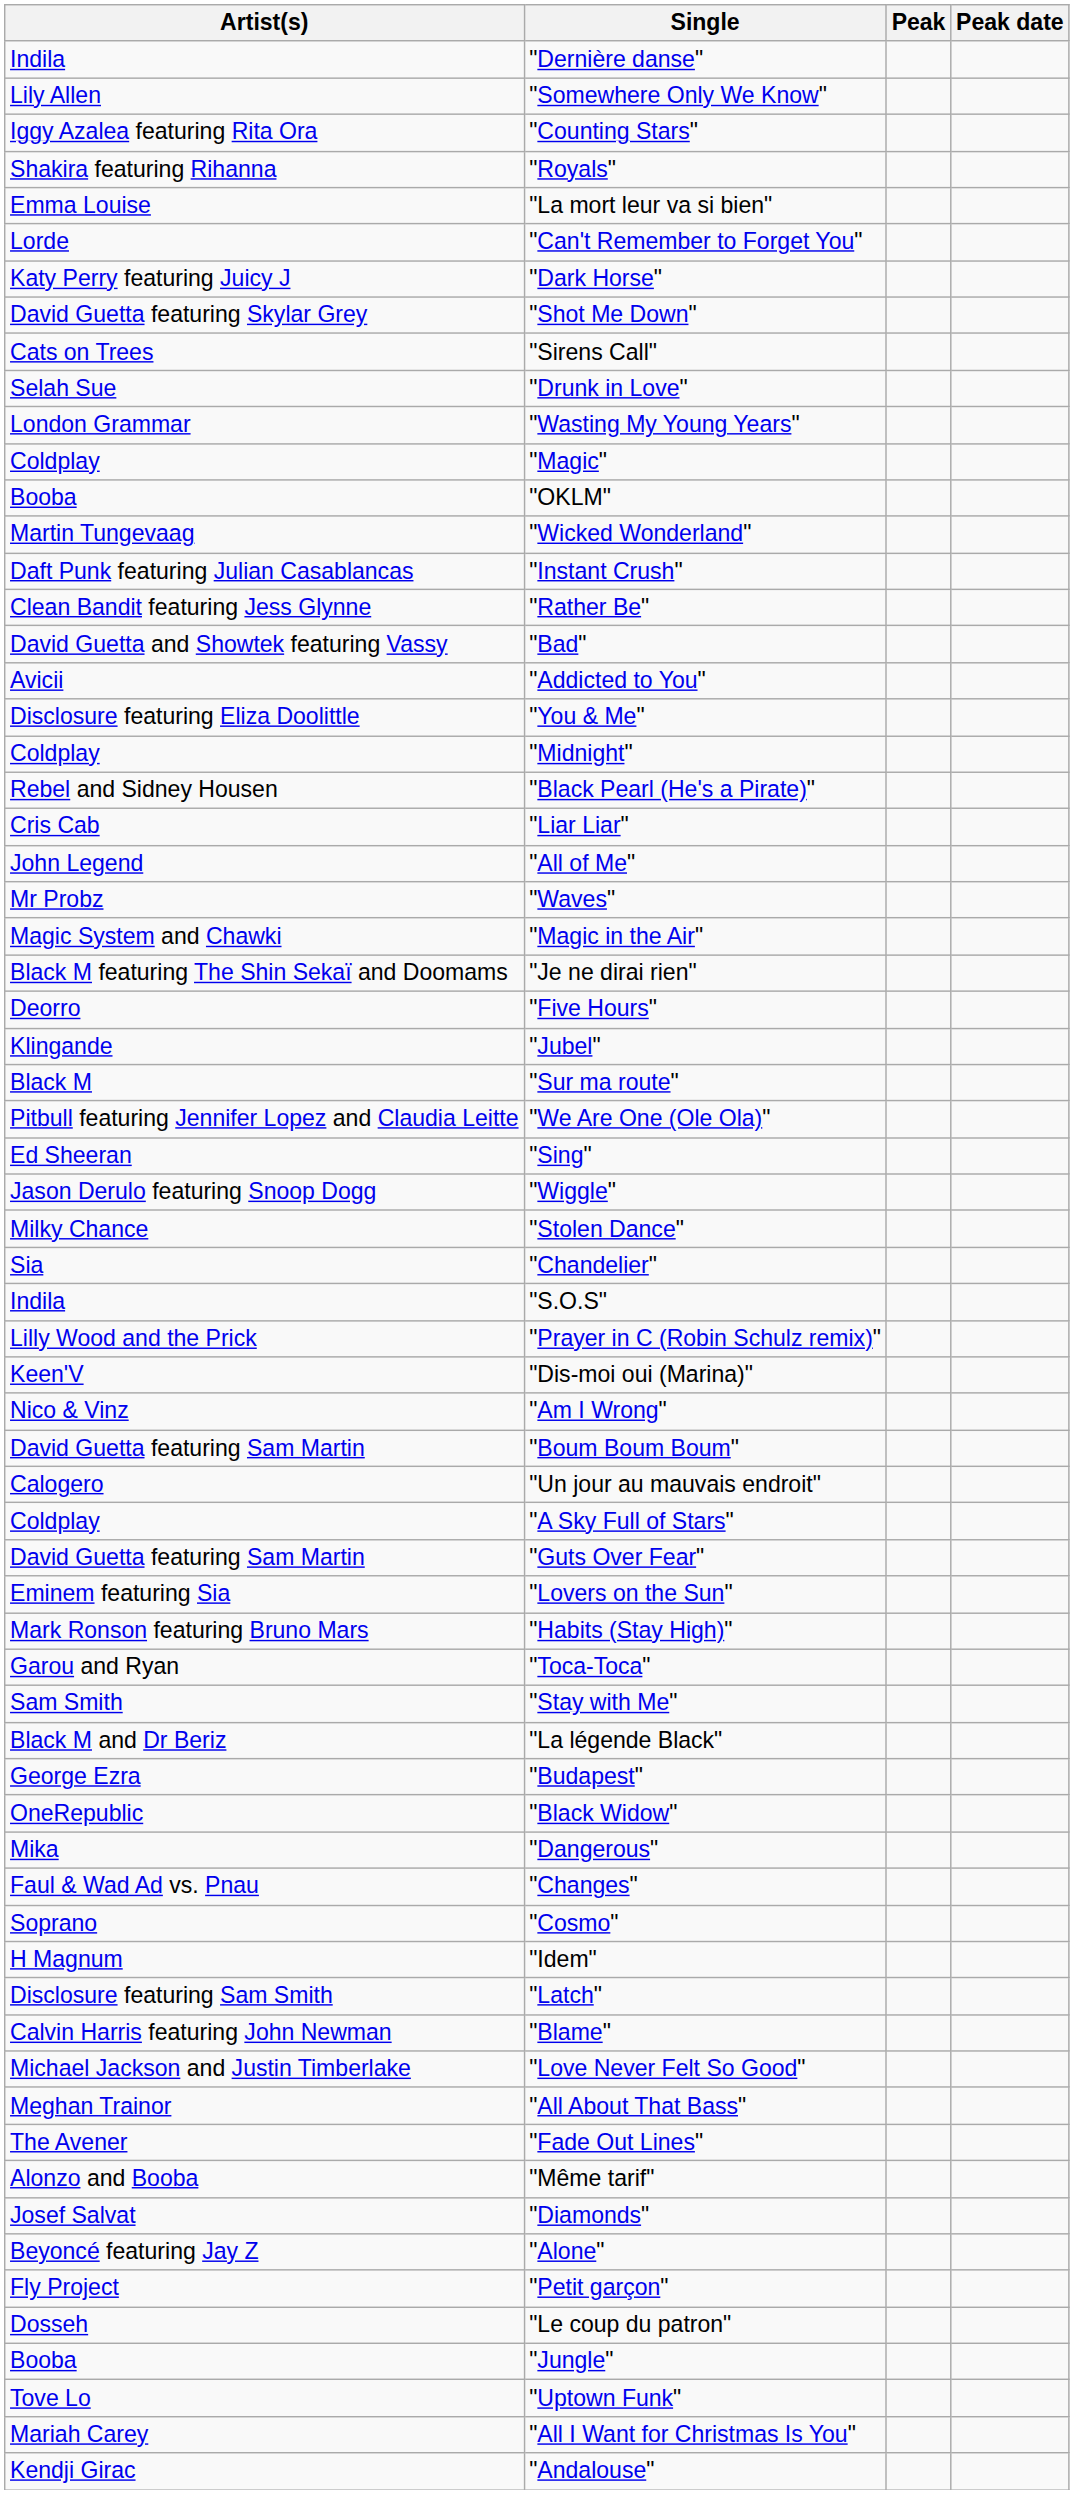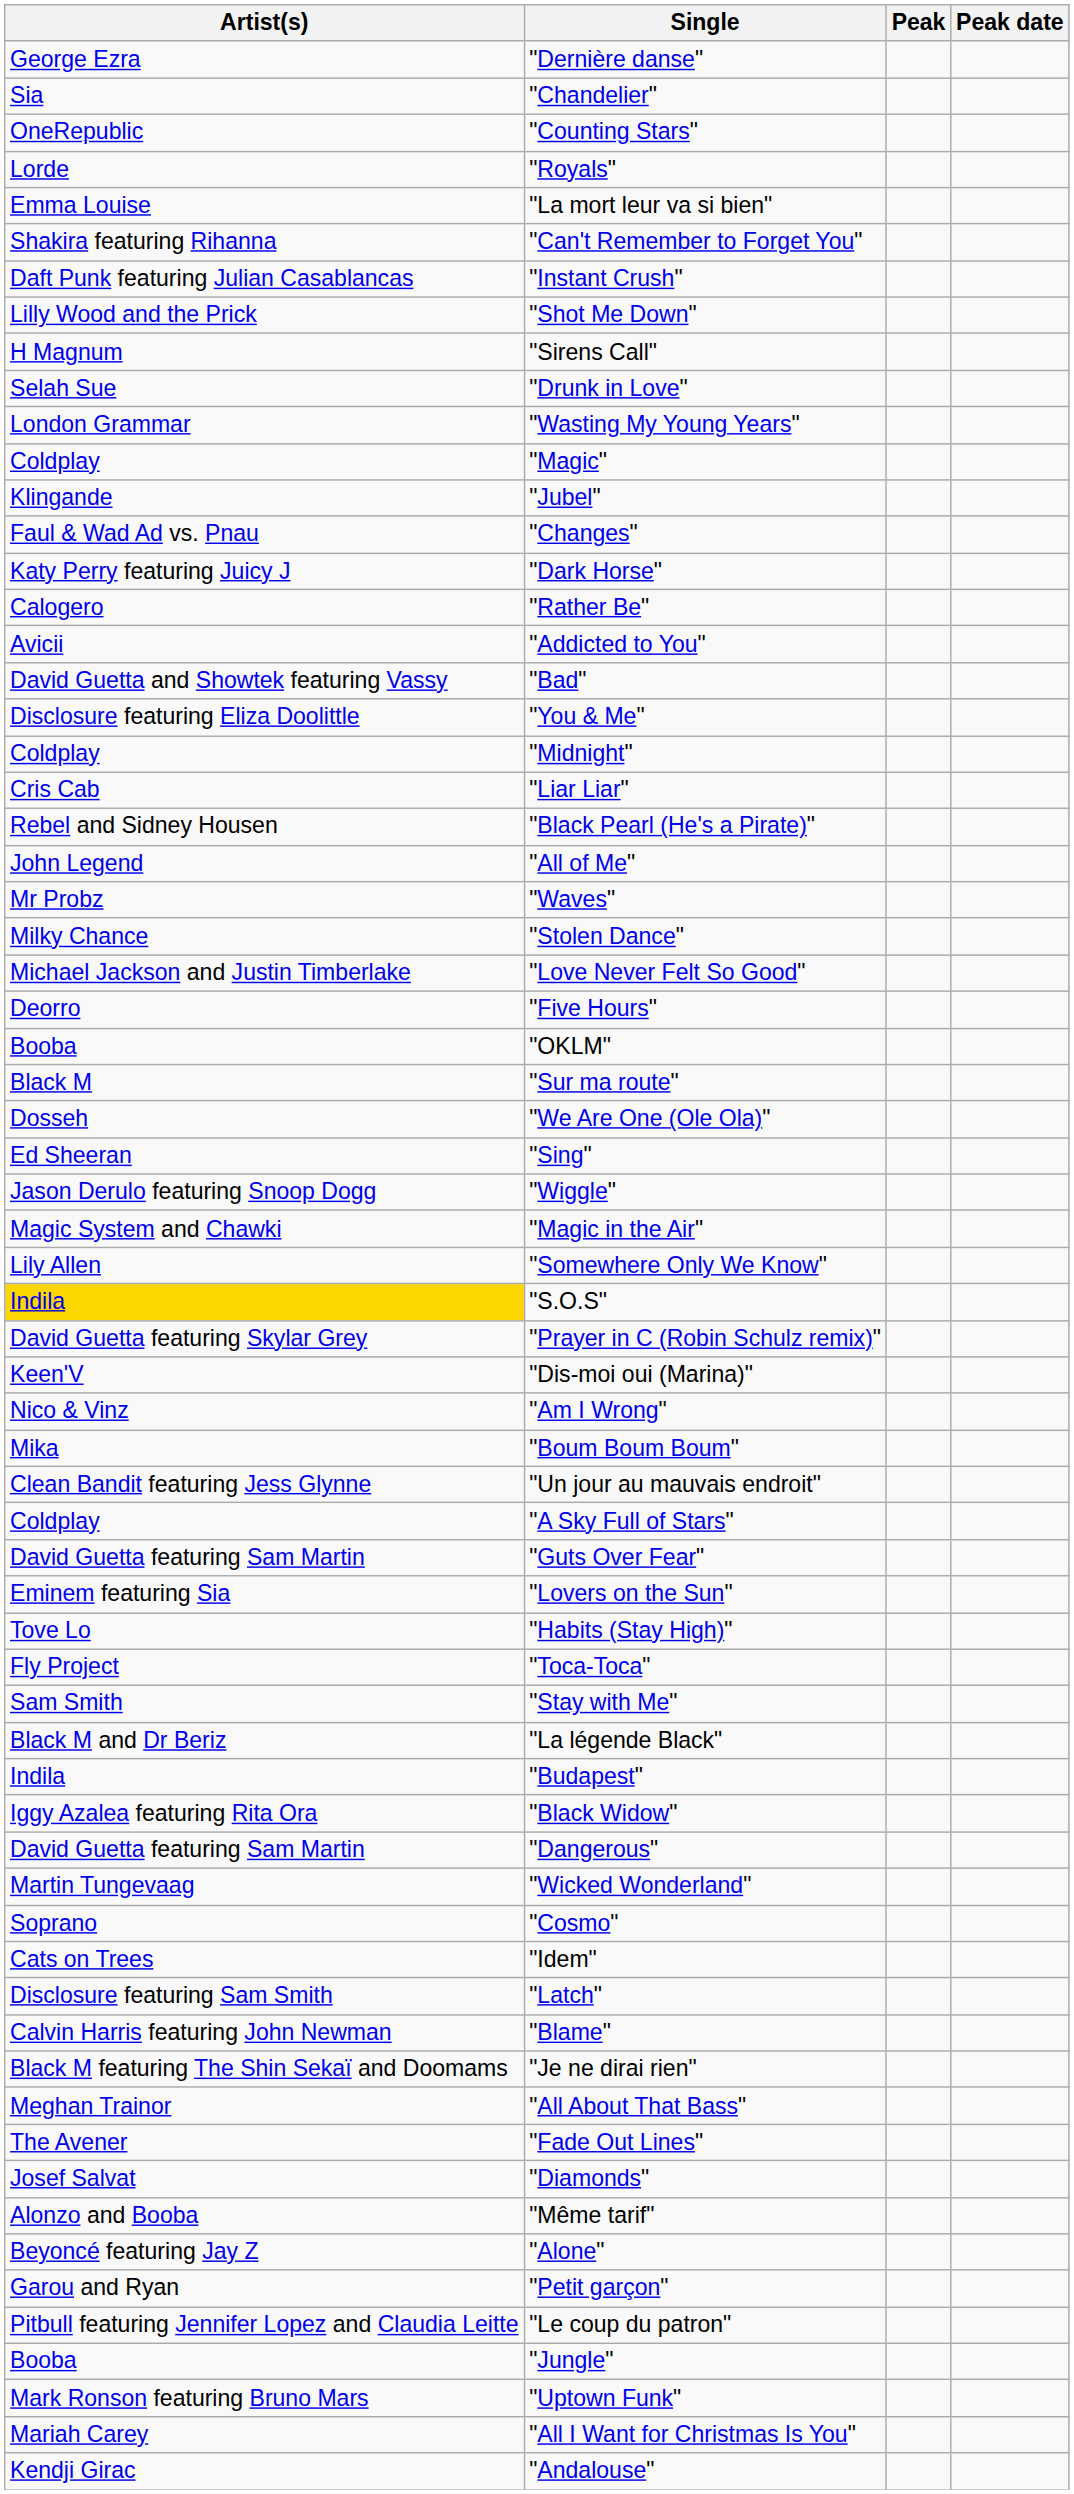(38, 59) Indila -> (75, 59) George Ezra
rows swapped: (678, 95) <-> (593, 1265)
(164, 132) Iggy Azalea featuring Rita Ora -> (77, 132) OneRepublic
(143, 168) Shakira featuring Rihanna -> (39, 168) Lorde
(39, 242) Lorde -> (143, 242) Shakira featuring Rihanna
rows swapped: (606, 570) <-> (596, 278)
(189, 315) David Guetta featuring Skylar Grey -> (133, 315) Lilly Wood and the Prick
(82, 351) Cats on Trees -> (66, 351) H Magnum
rows swapped: (565, 1045) <-> (570, 497)
rows swapped: (583, 1886) <-> (640, 534)
(191, 607) Clean Bandit featuring Jess Glynne -> (57, 607) Calogero
rows swapped: (617, 680) <-> (558, 643)
rows swapped: (672, 790) <-> (579, 826)
rows swapped: (607, 1228) <-> (616, 936)
rows swapped: (667, 2069) <-> (613, 972)
(264, 1118) Pitbull featuring Jennifer Lopez and Claudia Leitte -> (49, 1118) Dosseh
(38, 1301) no background -> (38, 1301) gold background
(133, 1338) Lilly Wood and the Prick -> (189, 1338) David Guetta featuring Skylar Grey
(187, 1447) David Guetta featuring Sam Martin -> (34, 1447) Mika
(57, 1484) Calogero -> (191, 1484) Clean Bandit featuring Jess Glynne
(189, 1630) Mark Ronson featuring Bruno Mars -> (50, 1630) Tove Lo
(95, 1667) Garou and Ryan -> (64, 1667) Fly Project
(75, 1776) George Ezra -> (38, 1776) Indila
(77, 1813) OneRepublic -> (164, 1813) Iggy Azalea featuring Rita Ora
(34, 1849) Mika -> (187, 1849) David Guetta featuring Sam Martin
(66, 1959) H Magnum -> (82, 1959) Cats on Trees
rows swapped: (592, 2178) <-> (589, 2215)
(64, 2288) Fly Project -> (95, 2288) Garou and Ryan
(49, 2324) Dosseh -> (264, 2324) Pitbull featuring Jennifer Lopez and Claudia Leitte
(50, 2397) Tove Lo -> (189, 2397) Mark Ronson featuring Bruno Mars
